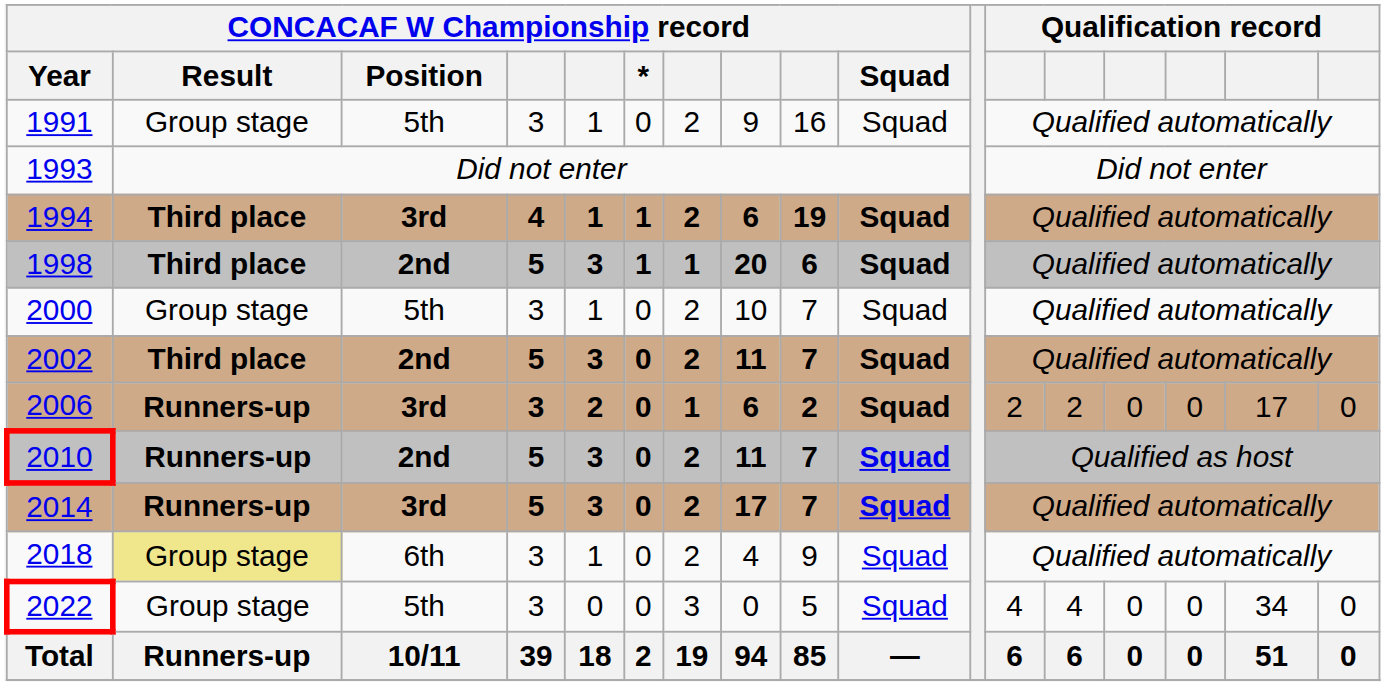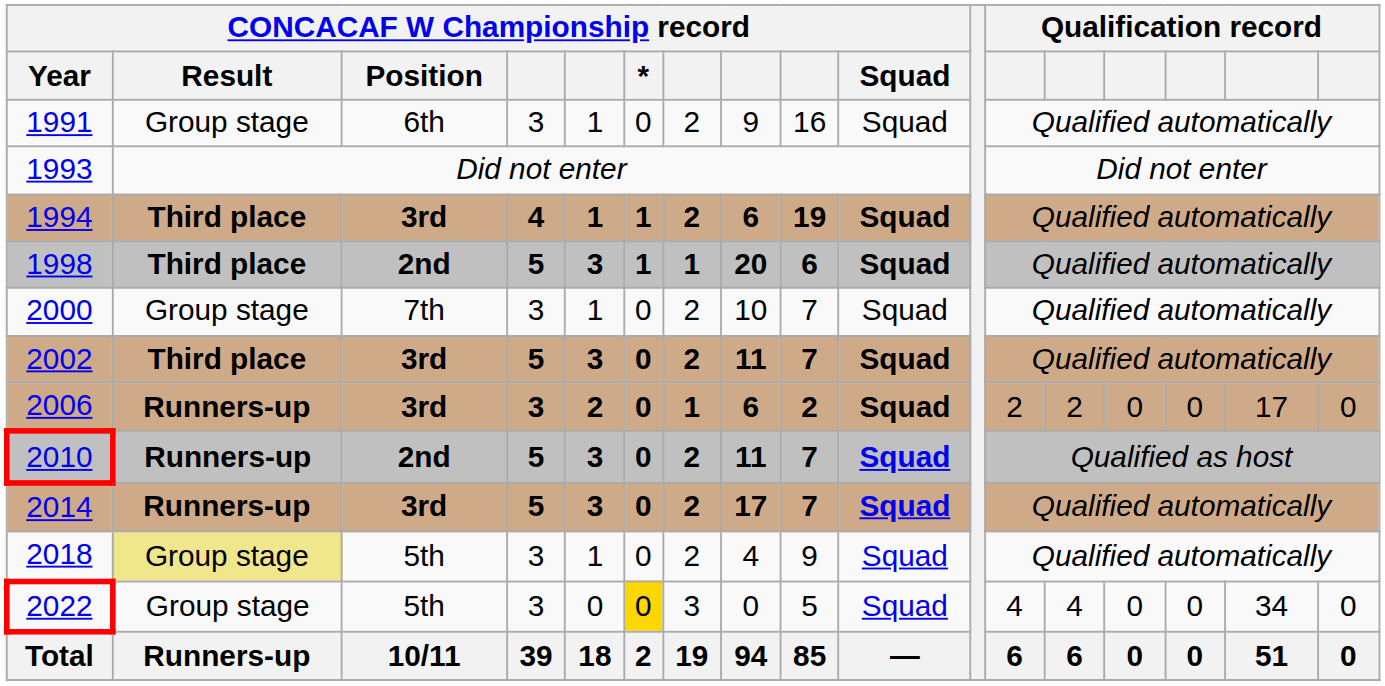(424, 122) 5th -> (424, 122) 6th
(424, 311) 5th -> (424, 311) 7th
(424, 358) 2nd -> (424, 358) 3rd
(424, 555) 6th -> (424, 555) 5th
(643, 605) no background -> (643, 605) gold background
